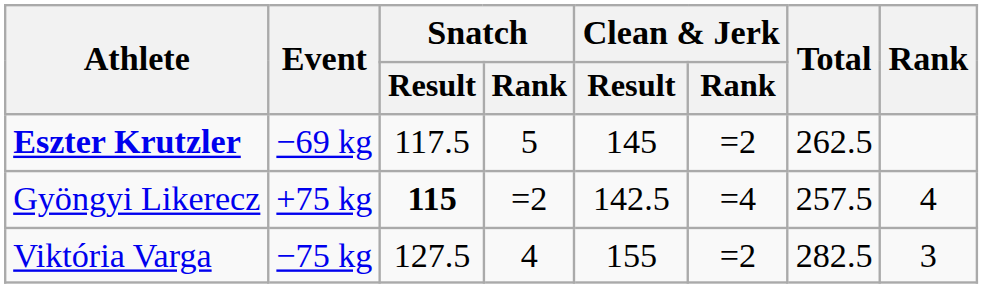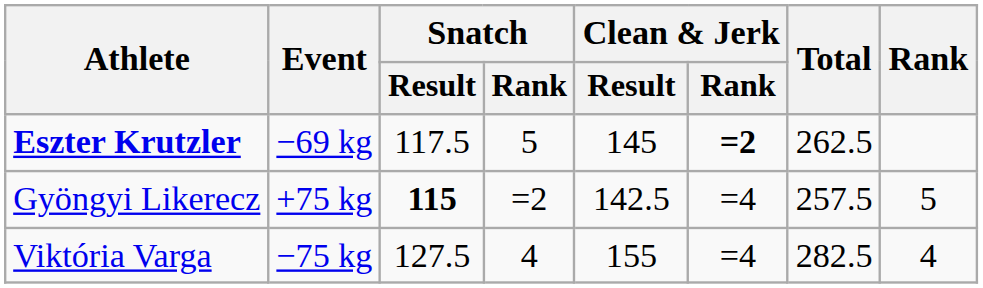(738, 142) normal -> (738, 142) bold
(928, 198) 4 -> (928, 198) 5
(738, 255) =2 -> (738, 255) =4
(928, 255) 3 -> (928, 255) 4
